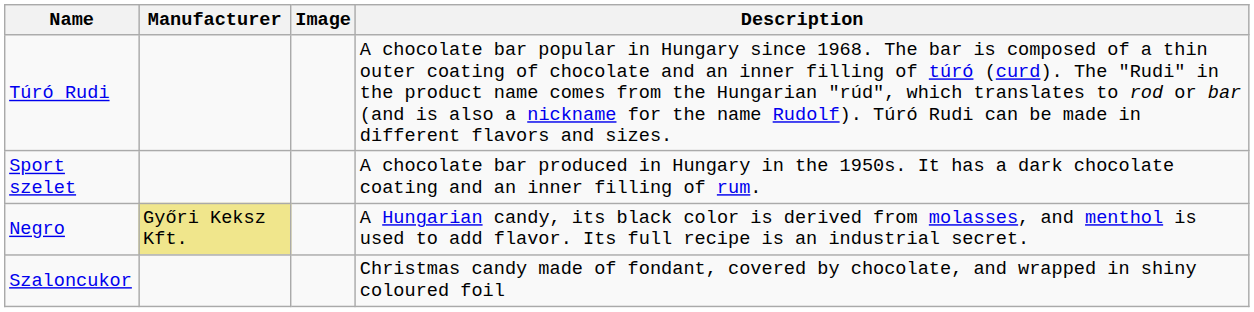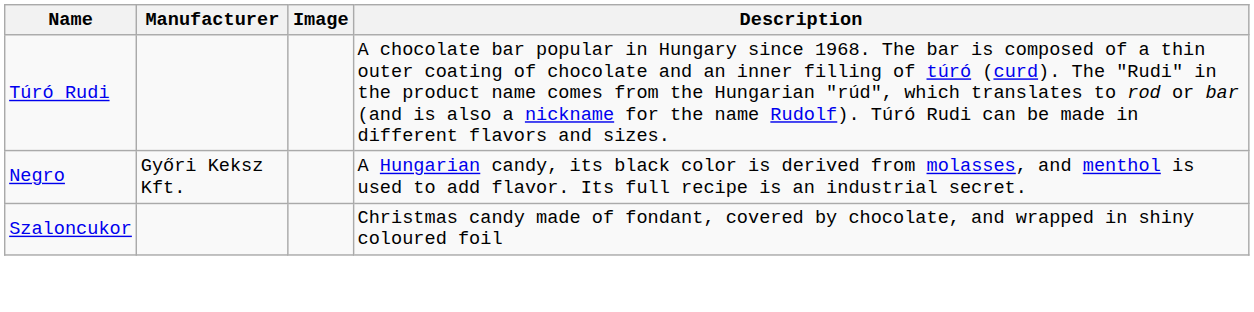- row: (43, 177)
(204, 229) khaki background -> (202, 177) no background
